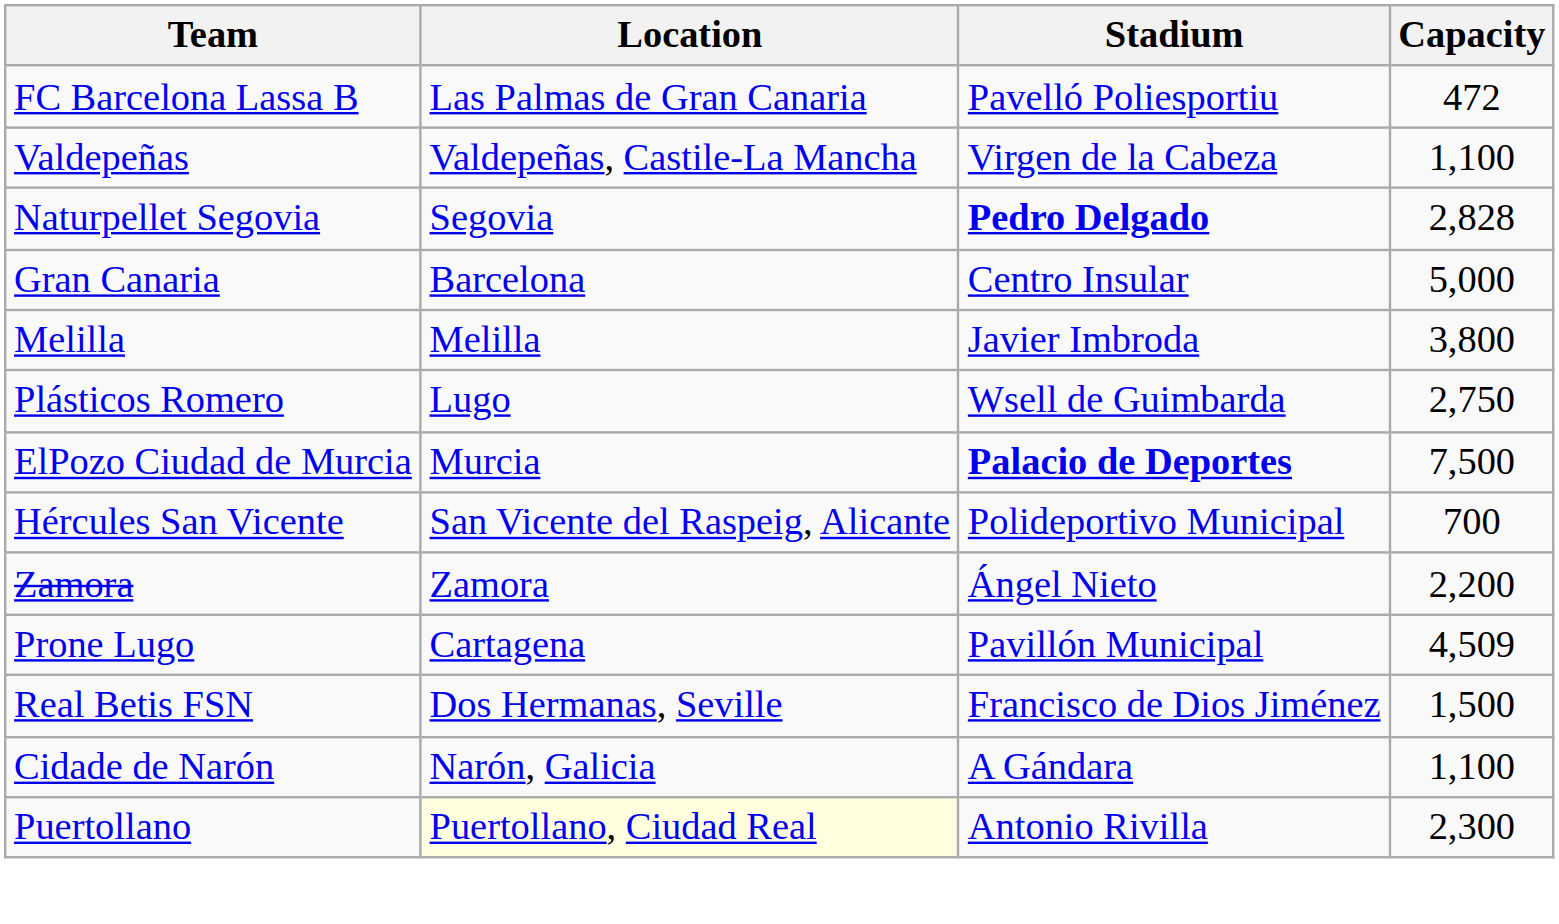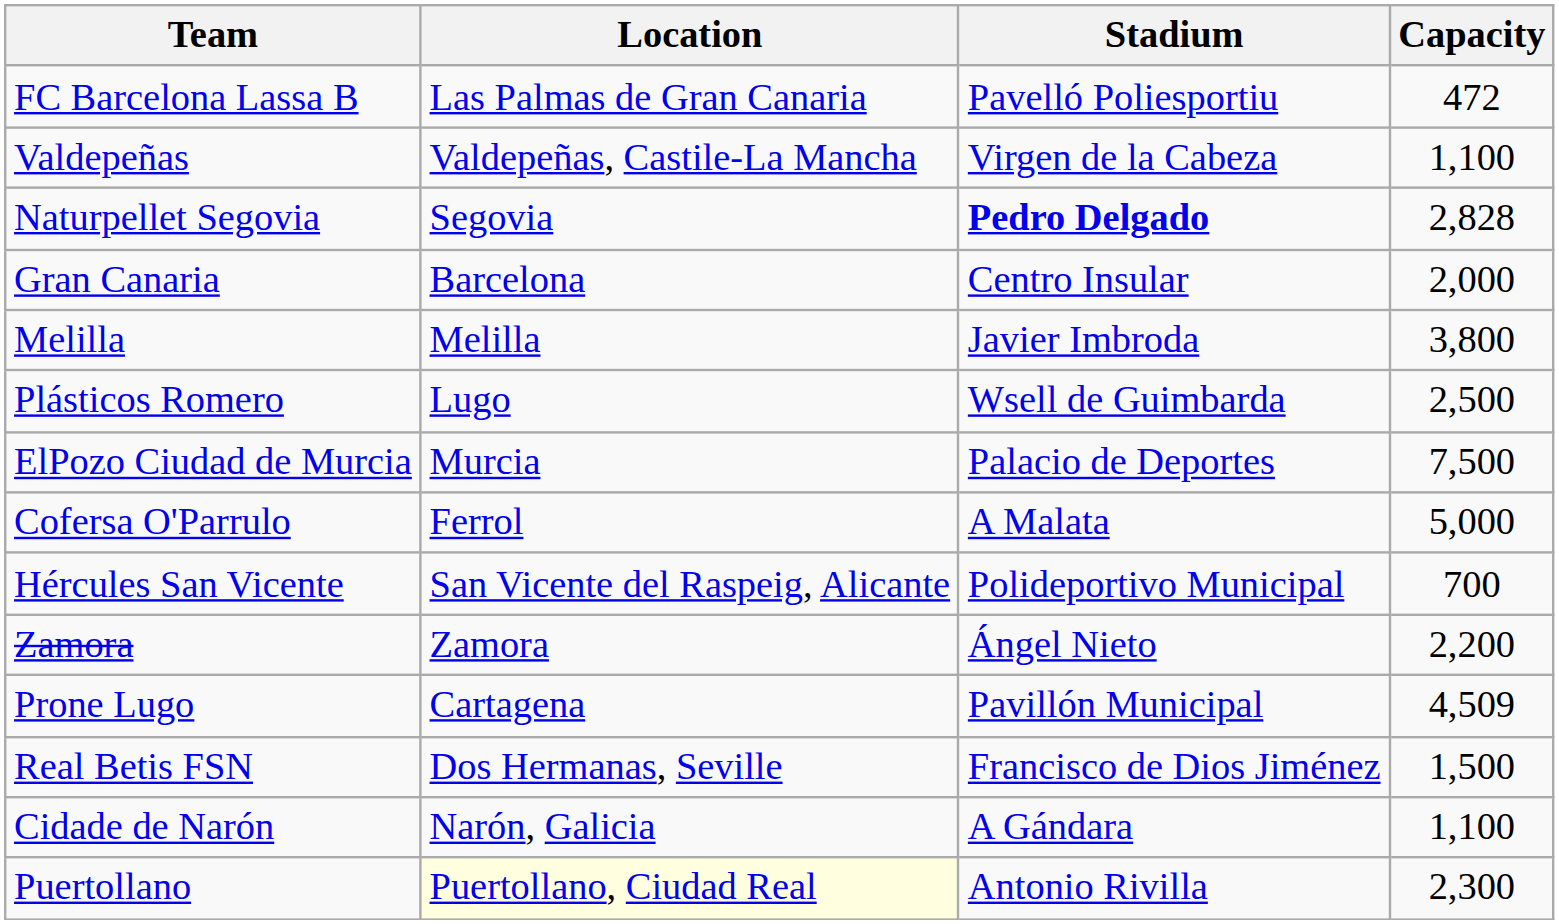(1472, 278) 5,000 -> (1472, 278) 2,000
(1472, 400) 2,750 -> (1472, 400) 2,500
(1130, 461) bold -> (1121, 461) normal
+ row: (152, 522)
